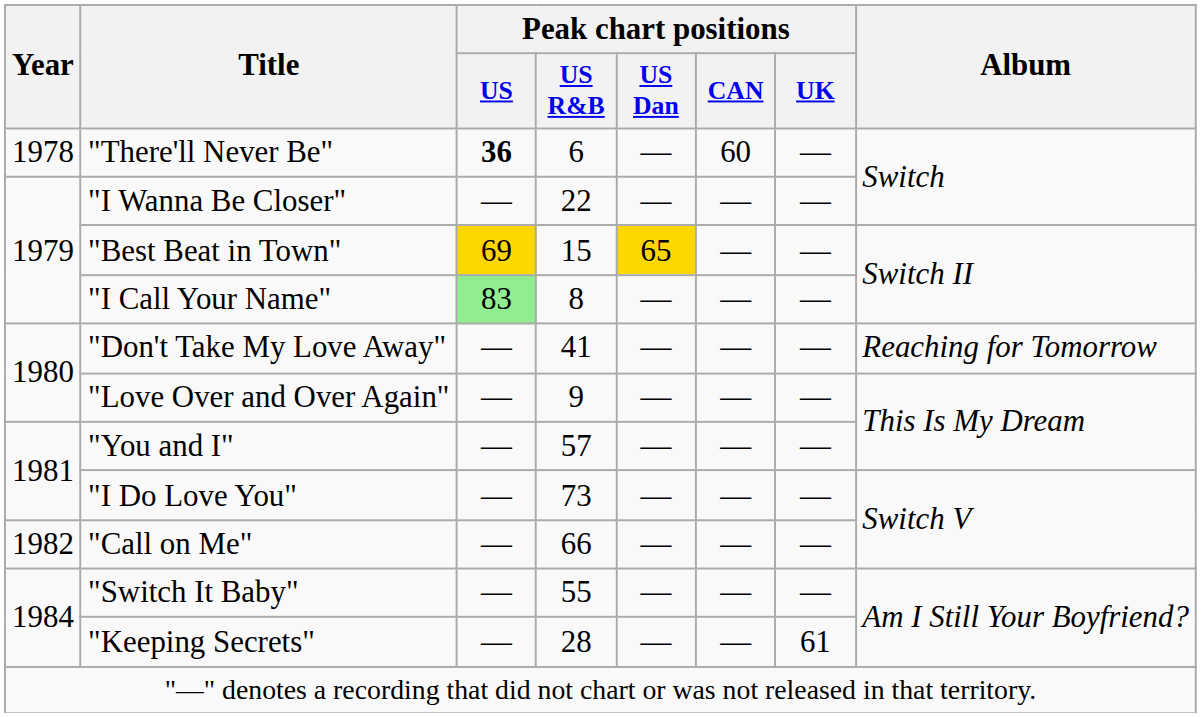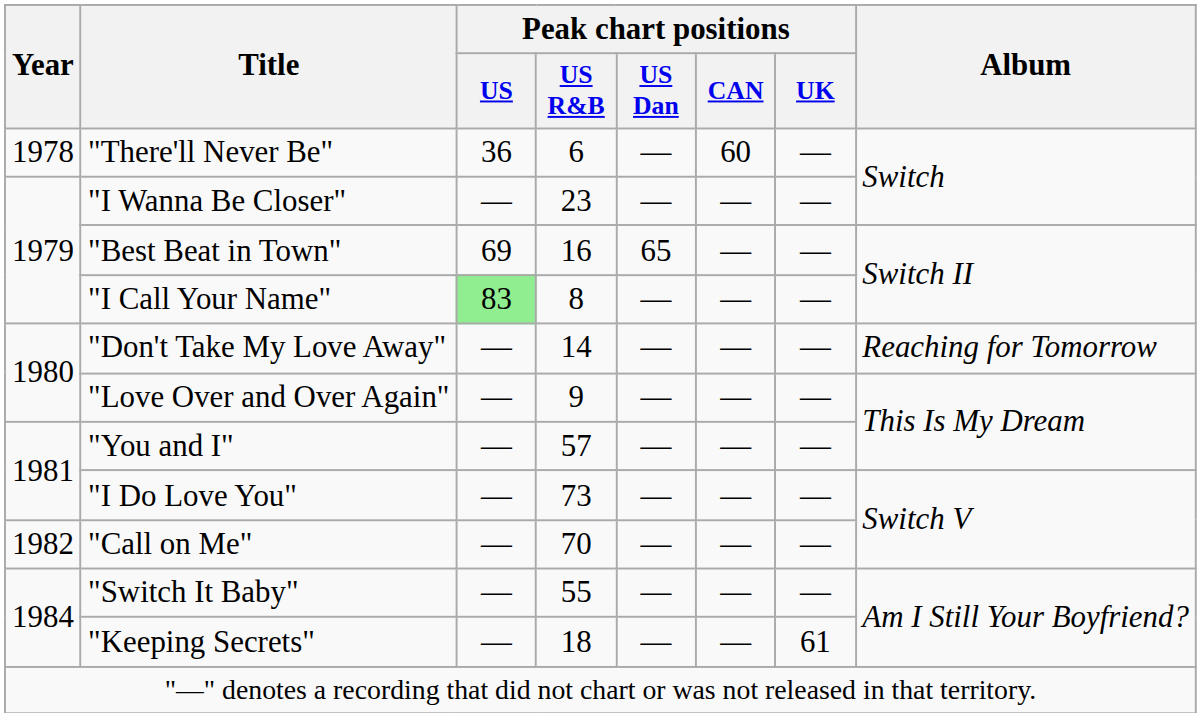(496, 151) bold -> (496, 151) normal
(576, 200) 22 -> (576, 200) 23
(496, 249) gold background -> (496, 249) no background
(576, 249) 15 -> (576, 249) 16
(656, 249) gold background -> (656, 249) no background
(576, 347) 41 -> (576, 347) 14
(576, 543) 66 -> (576, 543) 70
(576, 641) 28 -> (576, 641) 18
